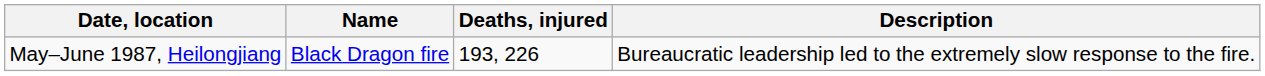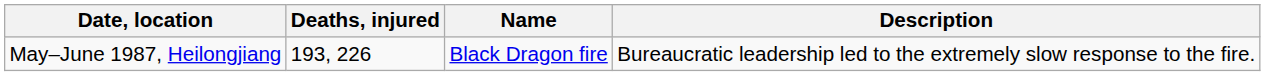columns swapped: (370, 20) <-> (533, 20)
